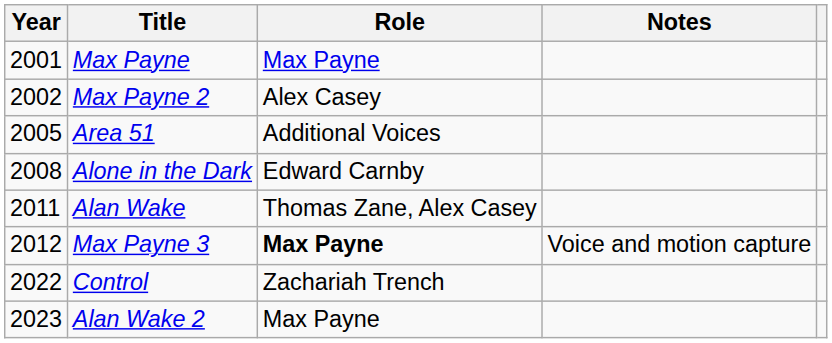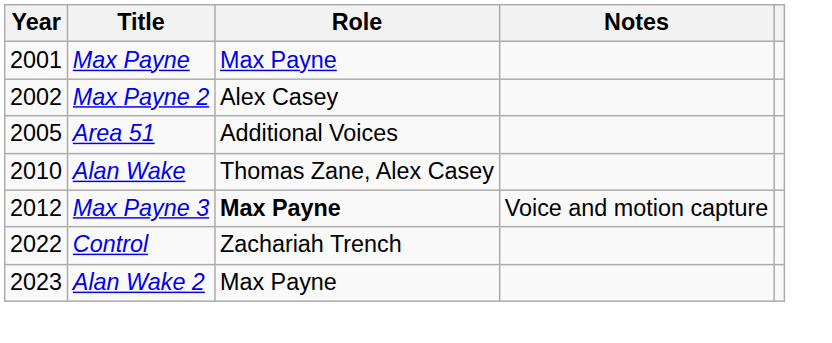- row: (162, 171)
(35, 208) 2011 -> (36, 171) 2010
